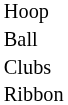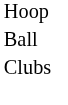- row: (34, 95)
